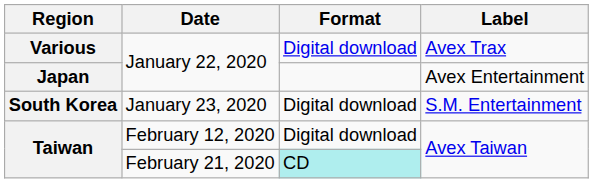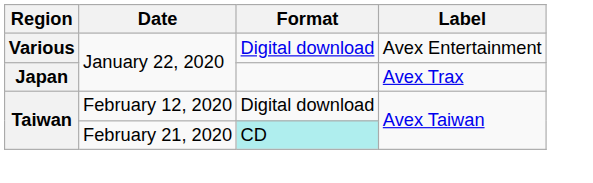(466, 47) Avex Trax -> (462, 47) Avex Entertainment
(505, 76) Avex Entertainment -> (423, 76) Avex Trax
- row: (63, 105)
